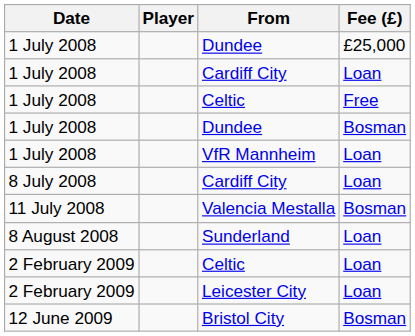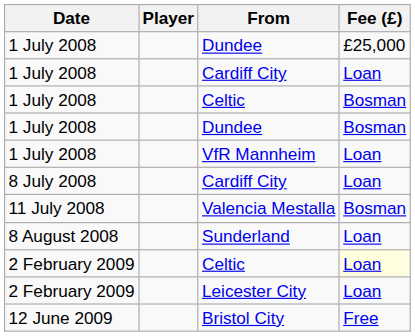(361, 100) Free -> (375, 100) Bosman
(362, 263) no background -> (362, 263) lightyellow background
(375, 317) Bosman -> (361, 317) Free
